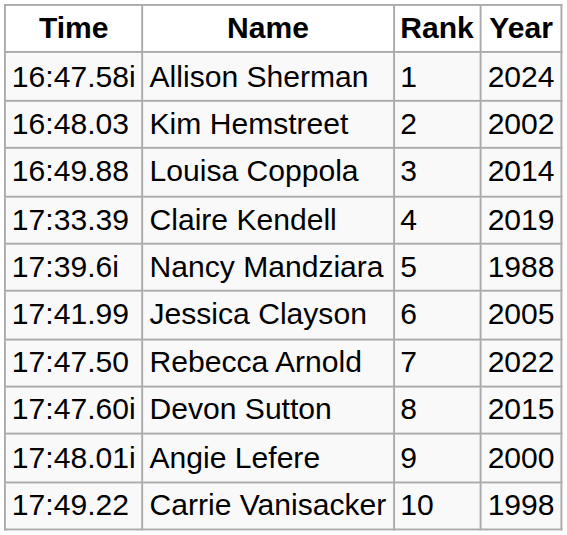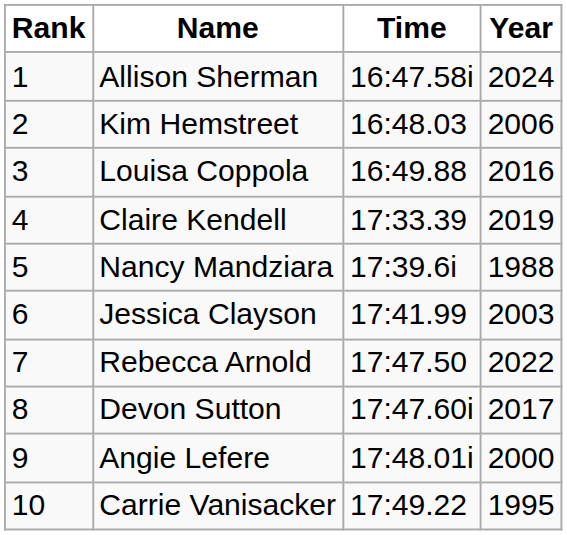columns swapped: (437, 28) <-> (74, 28)
(521, 123) 2002 -> (521, 123) 2006
(521, 171) 2014 -> (521, 171) 2016
(521, 314) 2005 -> (521, 314) 2003
(521, 409) 2015 -> (521, 409) 2017
(521, 505) 1998 -> (521, 505) 1995
